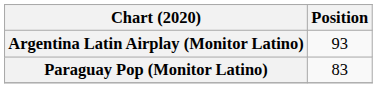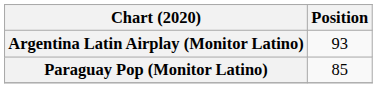(340, 69) 83 -> (340, 69) 85
